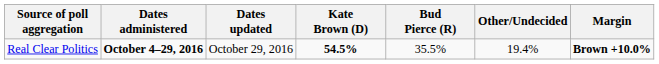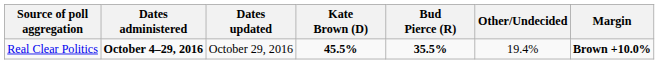(341, 49) 54.5% -> (341, 49) 45.5%
(430, 49) normal -> (430, 49) bold
